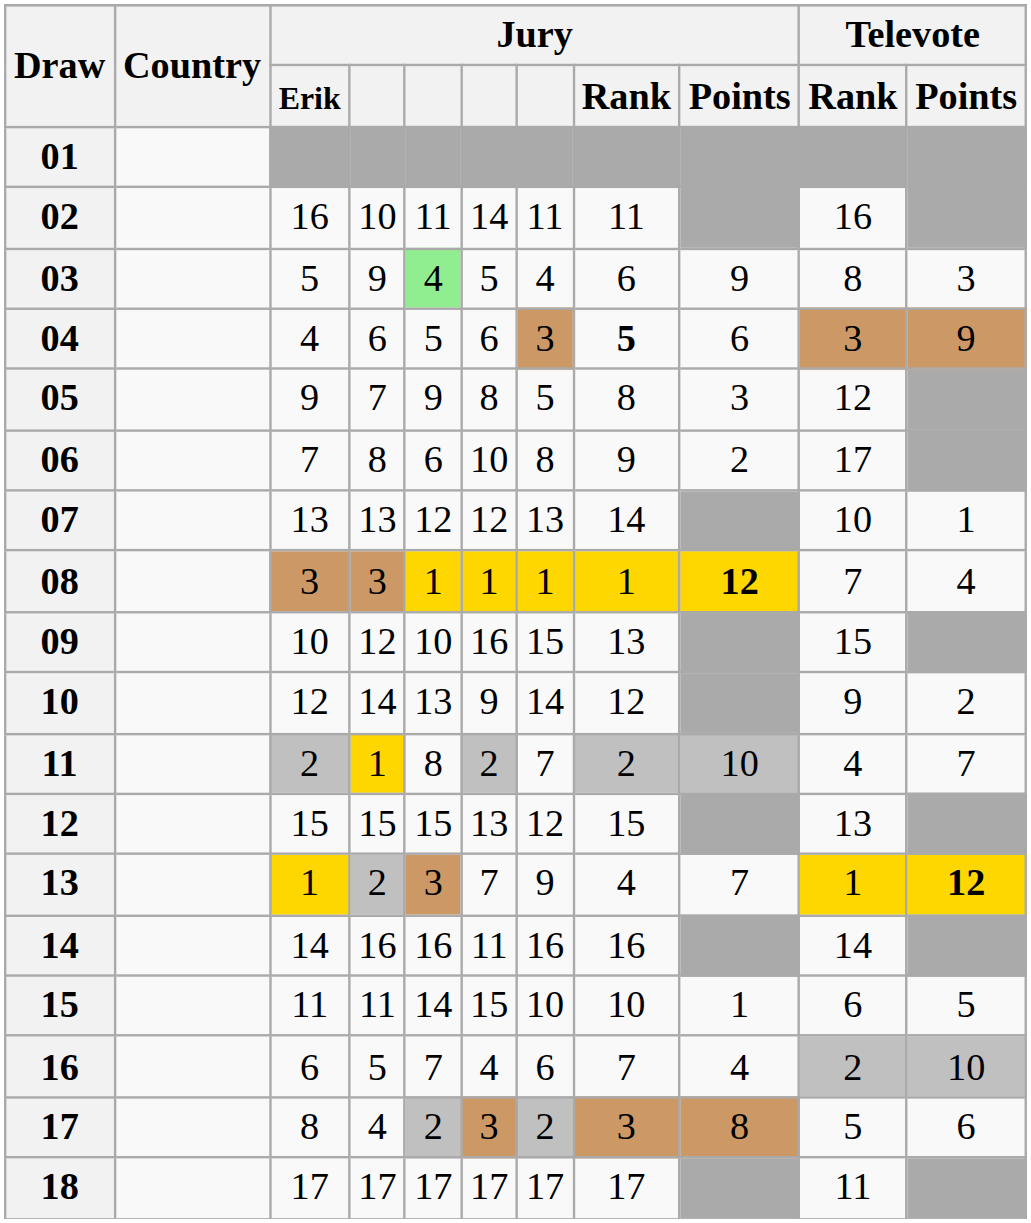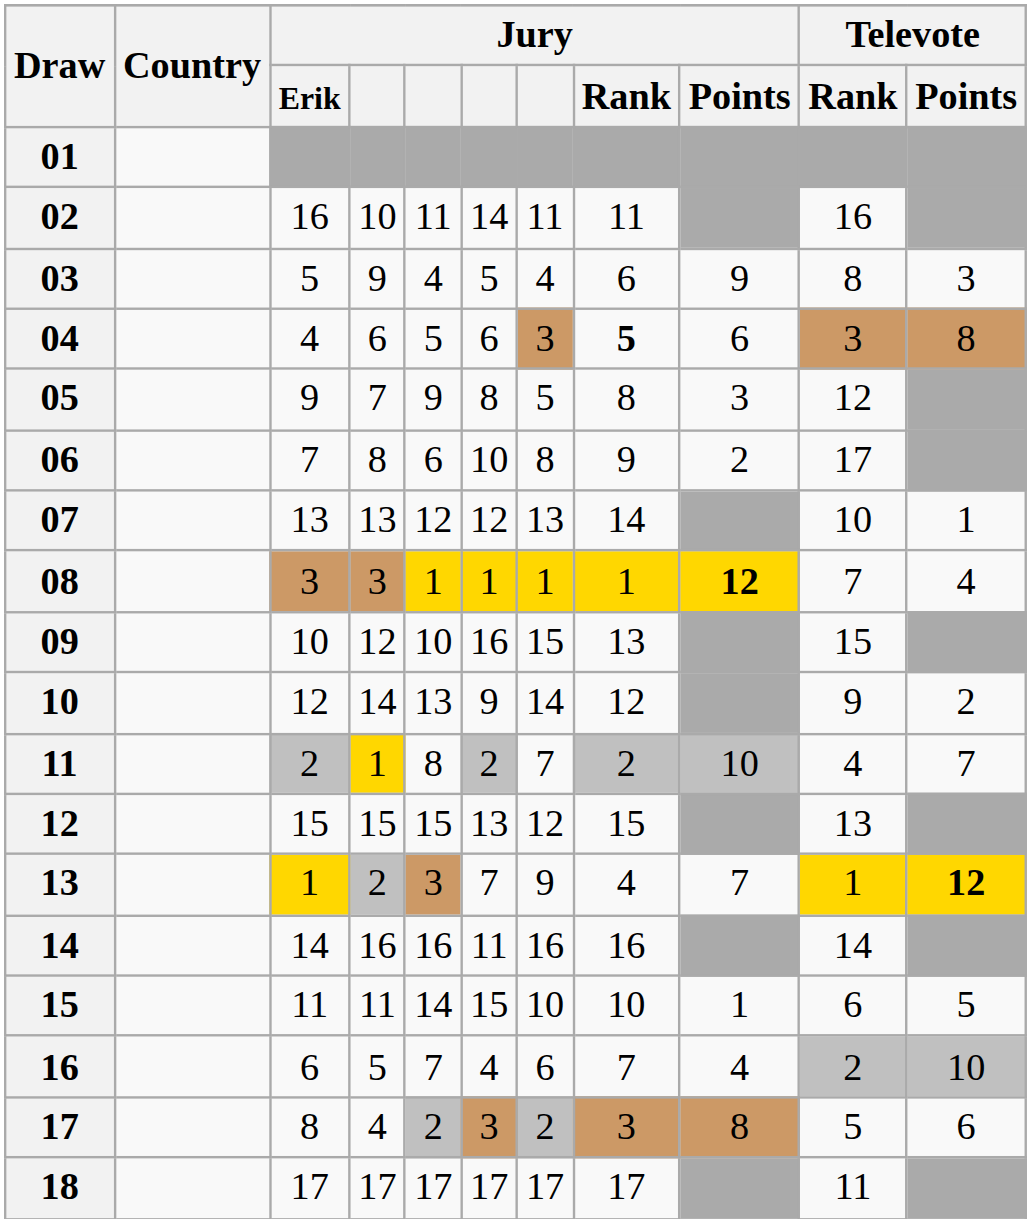(433, 277) lightgreen background -> (433, 277) no background
(966, 338) 9 -> (966, 338) 8
